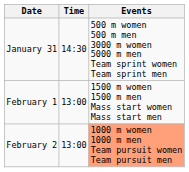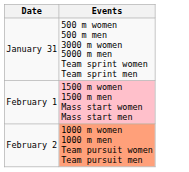- column: (74, 11)
(131, 102) no background -> (102, 102) pink background
